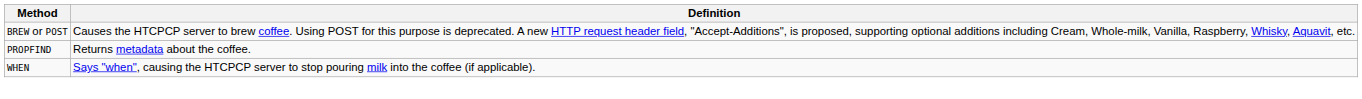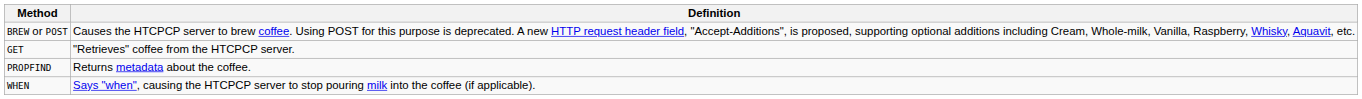+ row: (15, 50)
